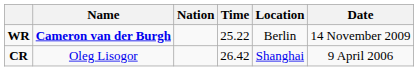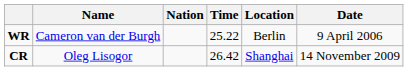(103, 35) bold -> (98, 35) normal
(360, 35) 14 November 2009 -> (350, 35) 9 April 2006
(360, 55) 9 April 2006 -> (350, 55) 14 November 2009
